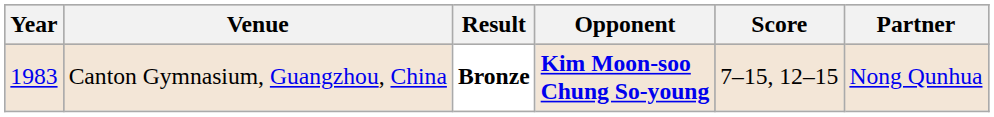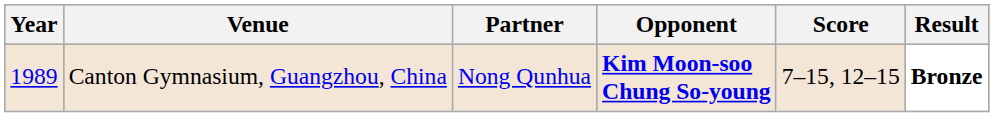columns swapped: (916, 24) <-> (494, 24)
(34, 77) 1983 -> (34, 77) 1989
